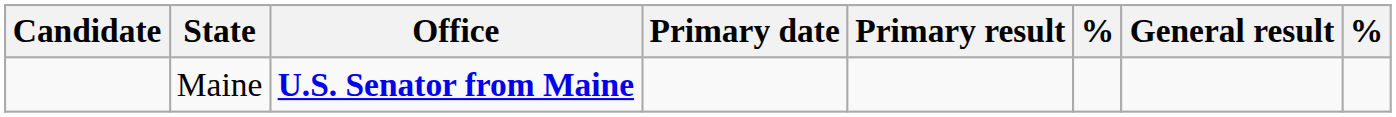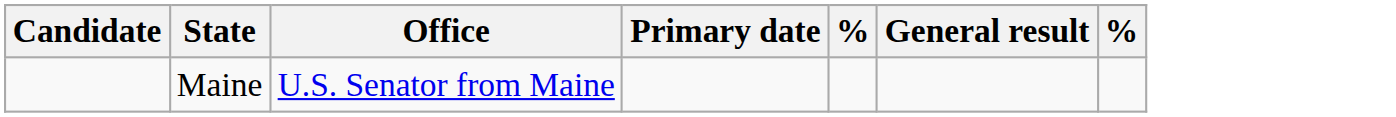- column: (960, 31)
(456, 84) bold -> (446, 84) normal
